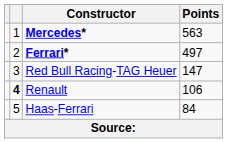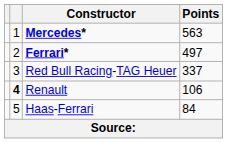(192, 71) 147 -> (192, 71) 337
